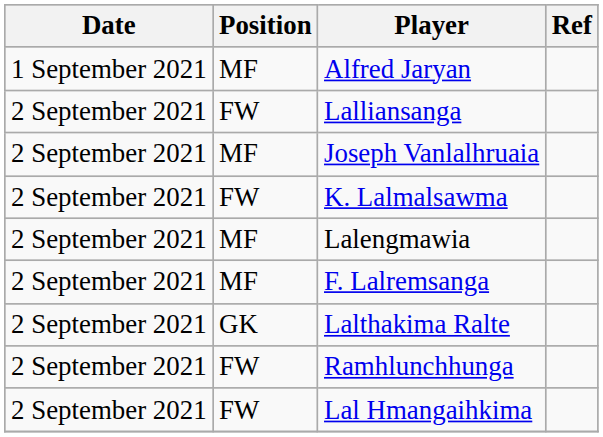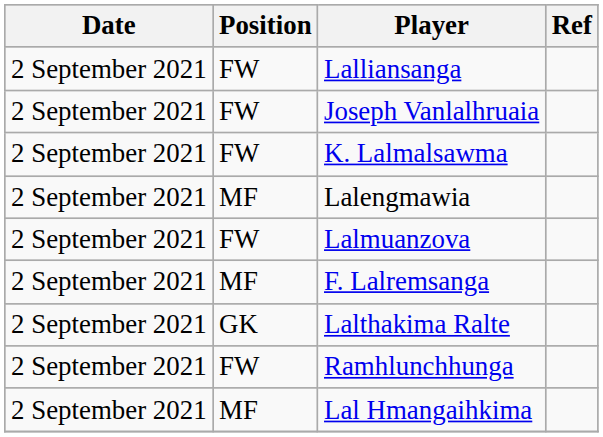- row: (398, 68)
(238, 153) MF -> (239, 111) FW
+ row: (397, 238)
(239, 409) FW -> (238, 409) MF
